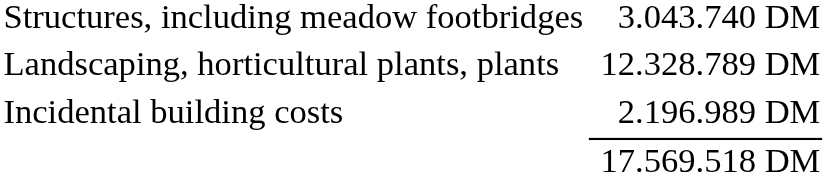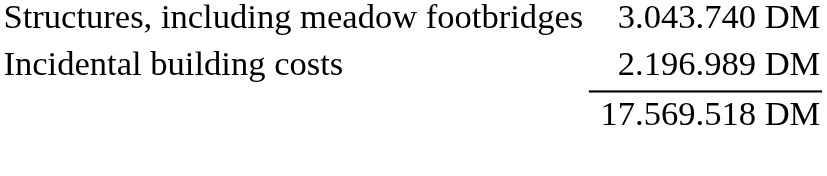- row: (281, 63)
